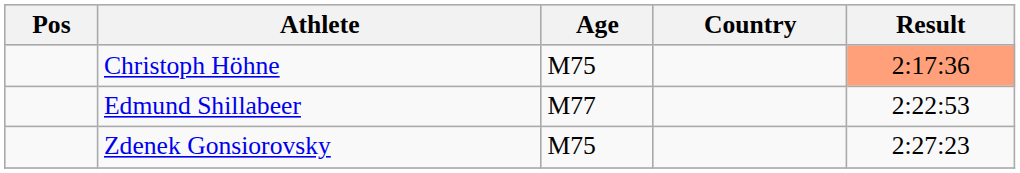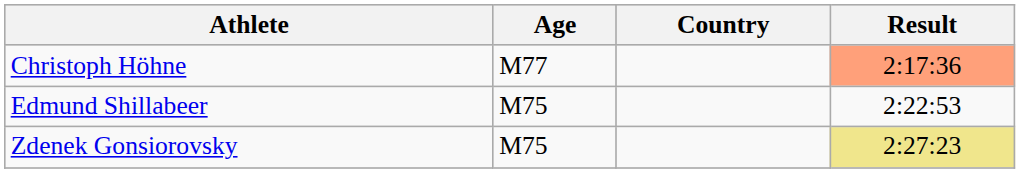- column: (51, 24)
(572, 65) M75 -> (523, 65) M77
(572, 106) M77 -> (523, 106) M75
(931, 146) no background -> (922, 146) khaki background
